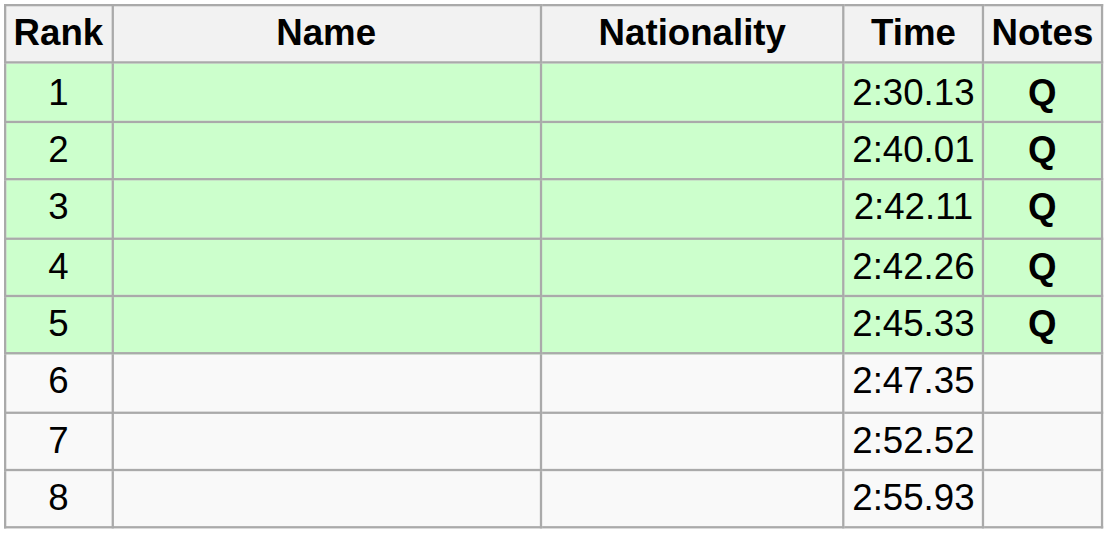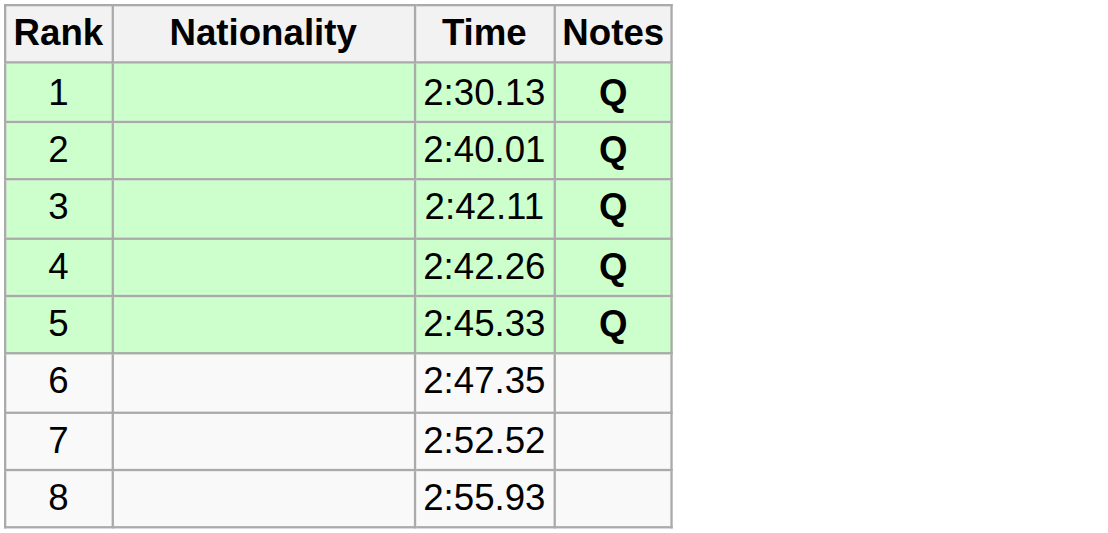- column: (326, 33)
